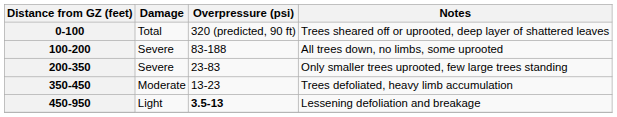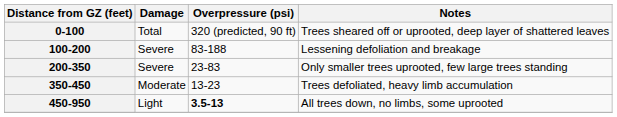(402, 49) All trees down, no limbs, some uprooted -> (391, 49) Lessening defoliation and breakage
(391, 103) Lessening defoliation and breakage -> (402, 103) All trees down, no limbs, some uprooted
